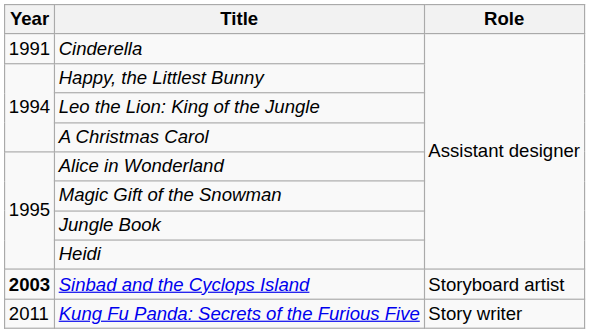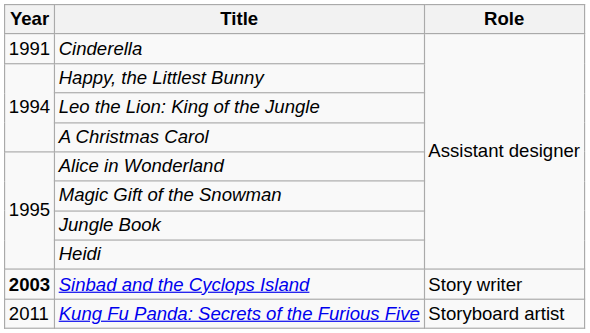(496, 284) Storyboard artist -> (475, 284) Story writer
(475, 313) Story writer -> (496, 313) Storyboard artist
